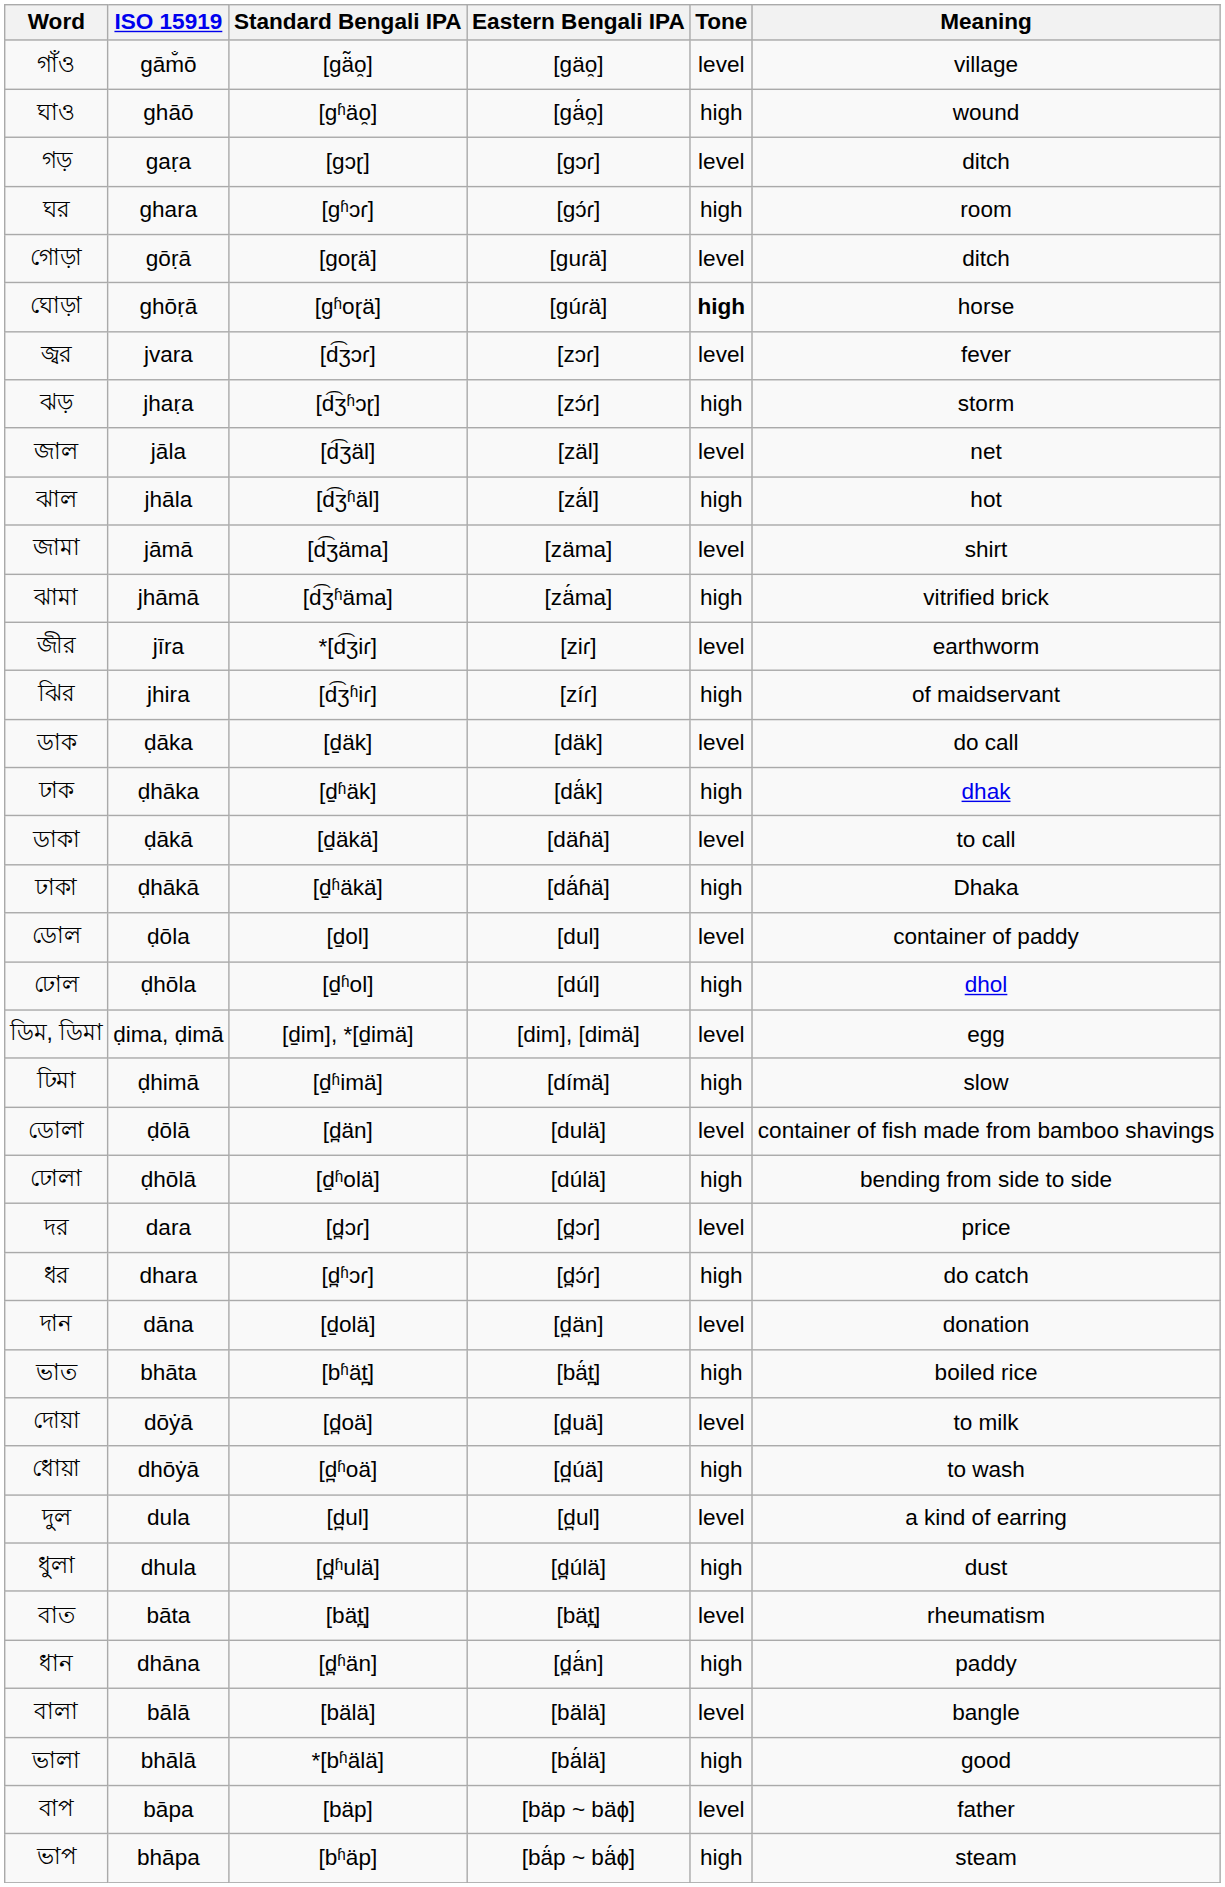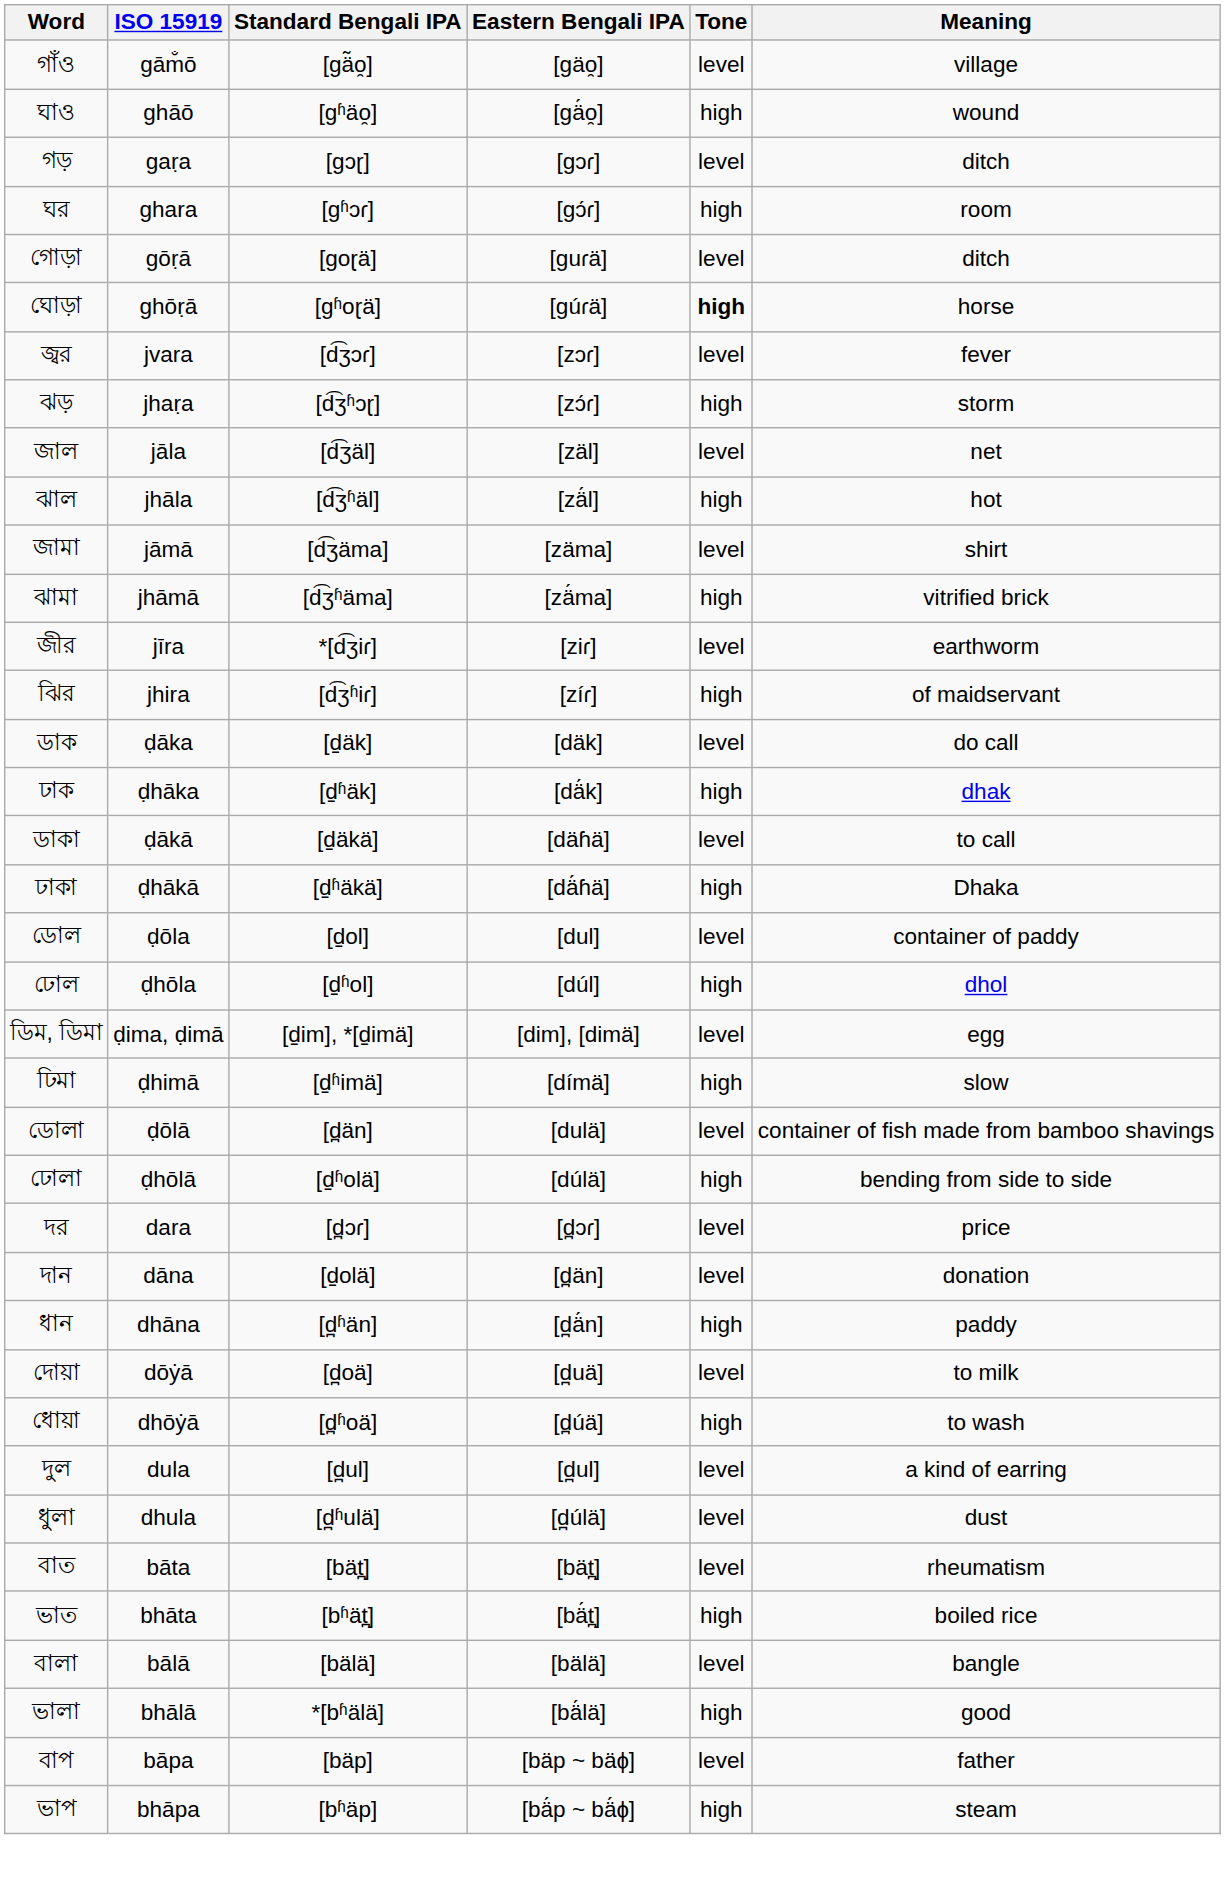- row: (56, 1275)
rows swapped: (56, 1663) <-> (56, 1372)
(721, 1567) high -> (721, 1518) level
